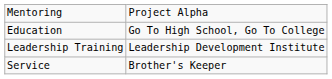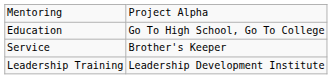rows swapped: (65, 48) <-> (28, 65)
